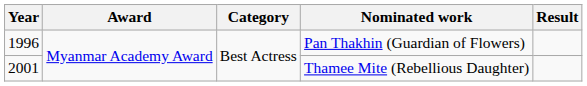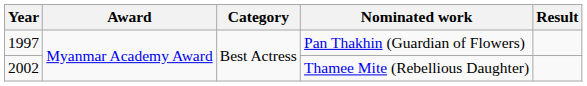(24, 43) 1996 -> (24, 43) 1997
(24, 68) 2001 -> (24, 68) 2002
